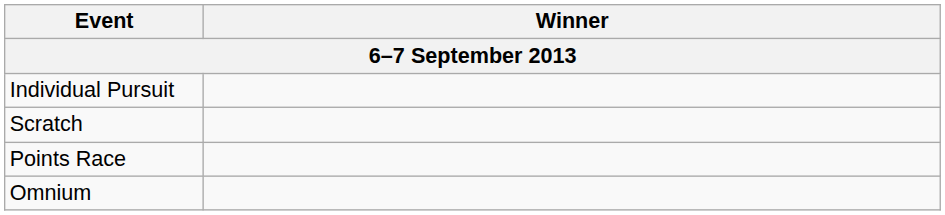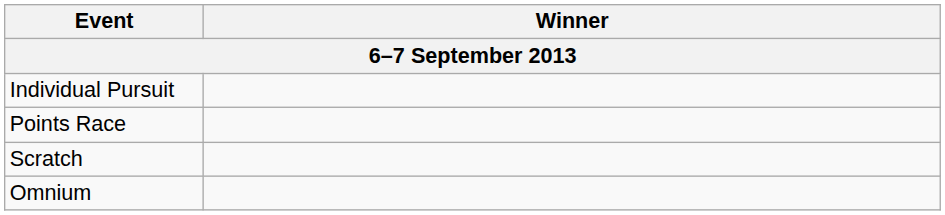rows swapped: (46, 124) <-> (68, 158)
